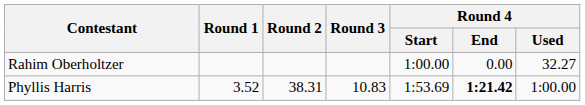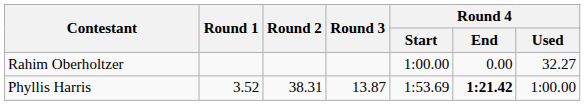(369, 87) 10.83 -> (369, 87) 13.87
